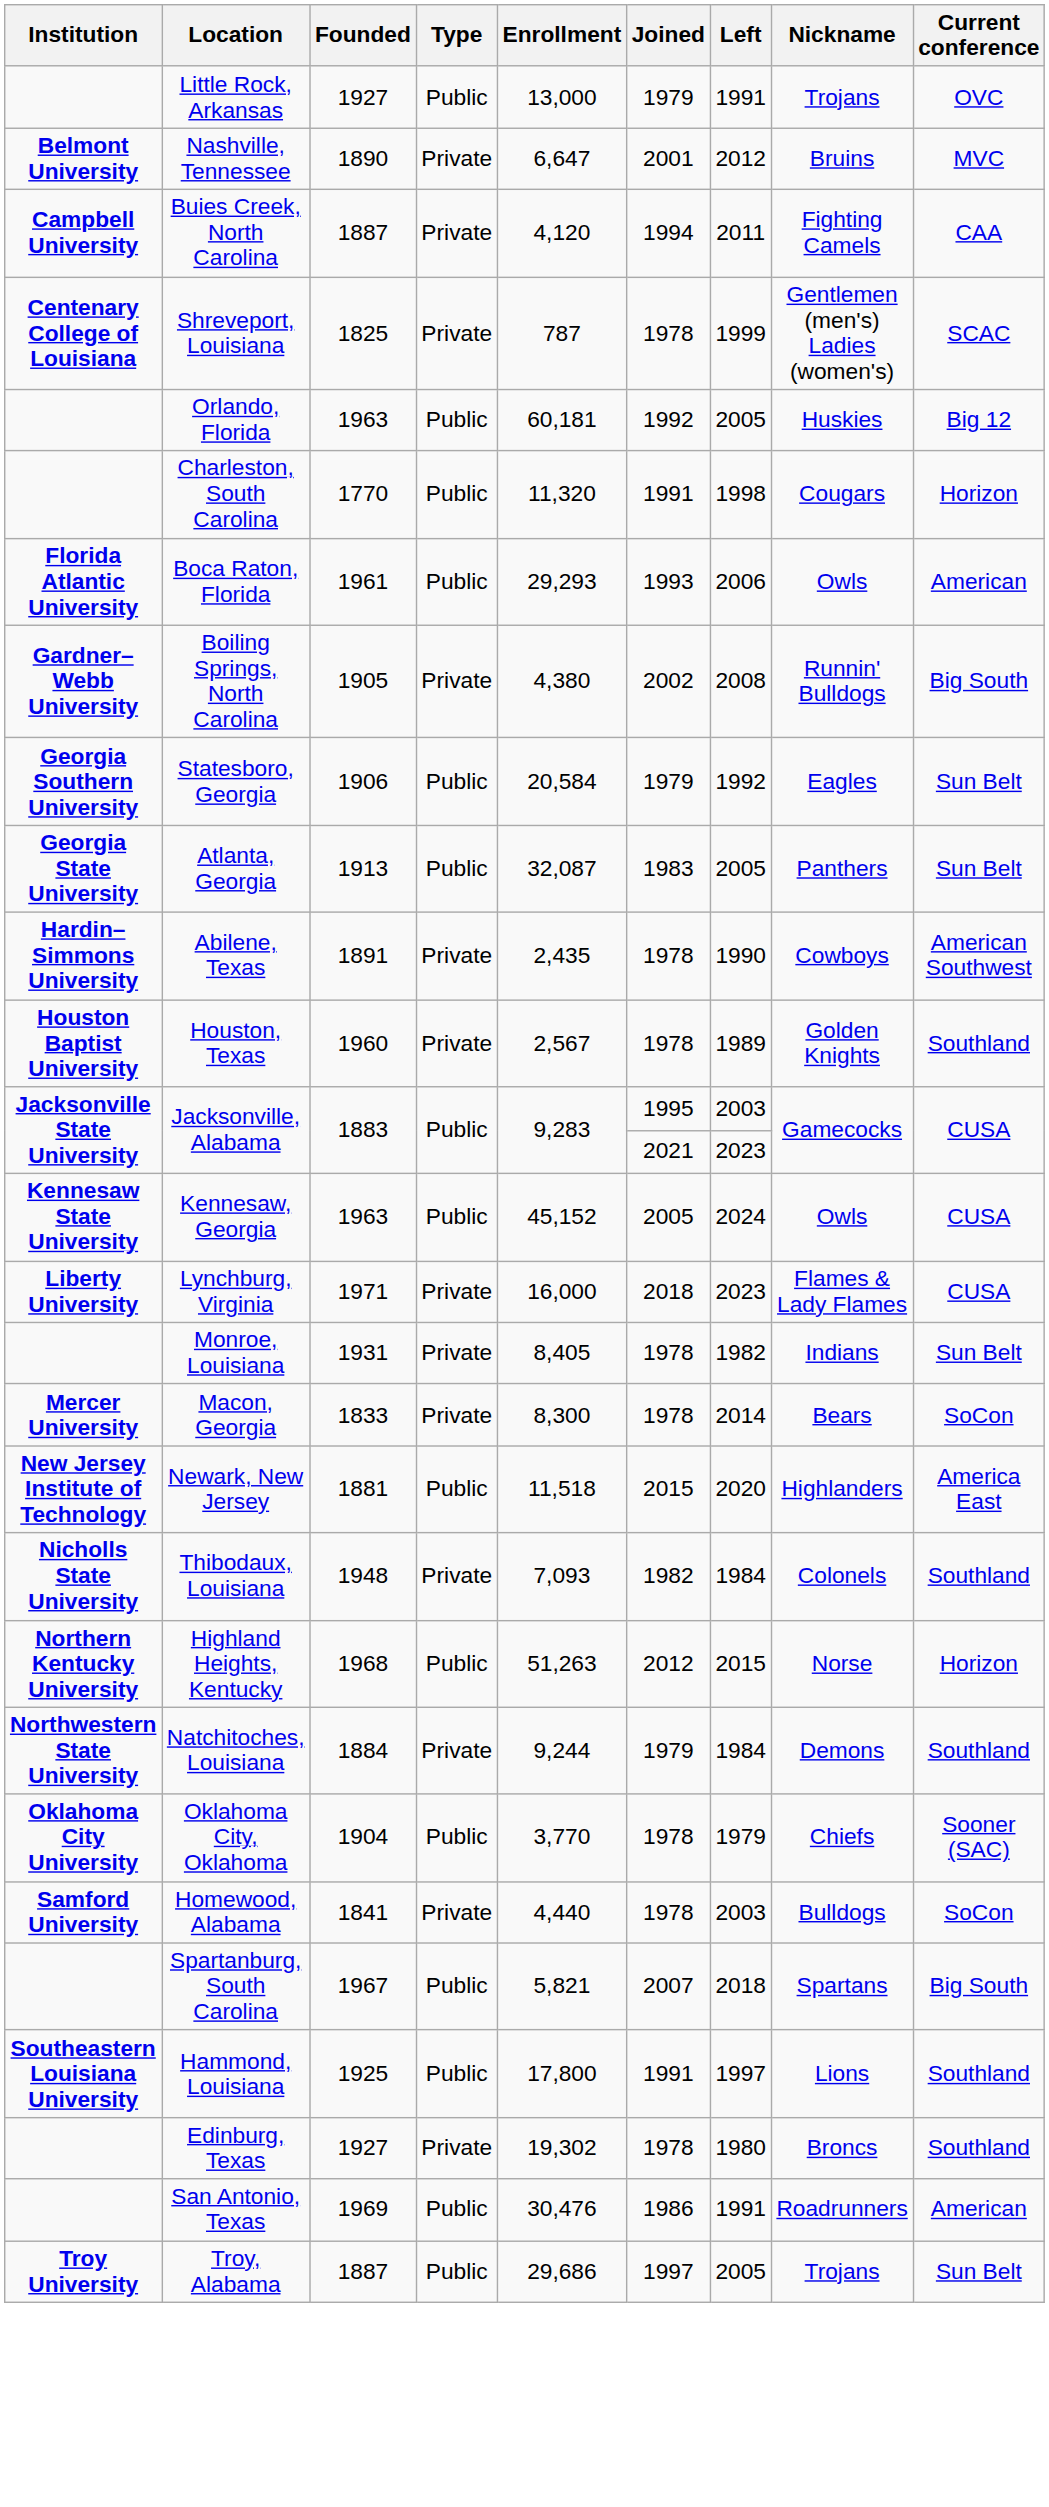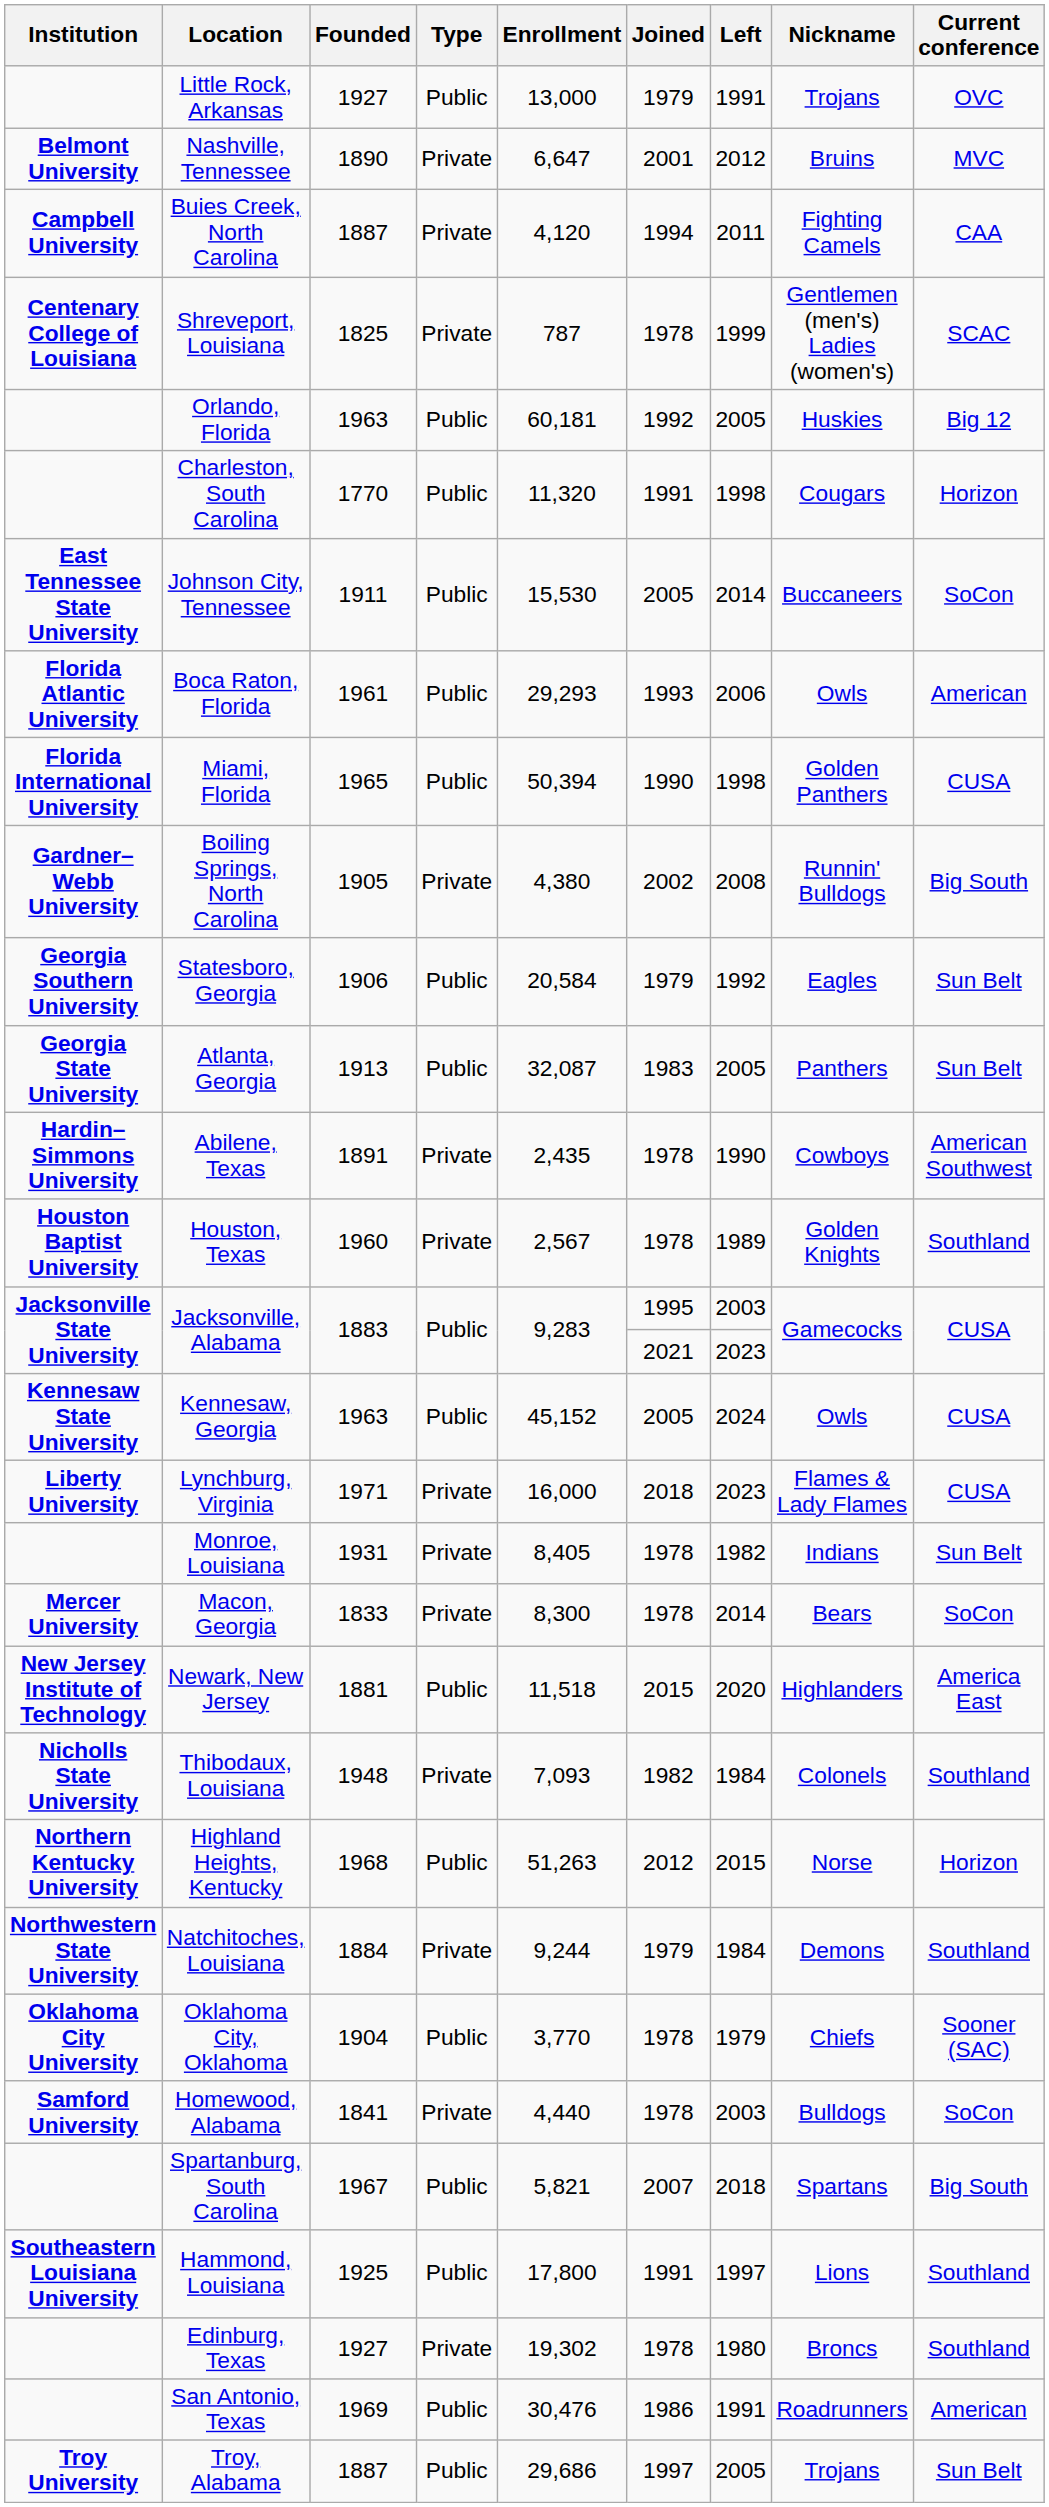+ row: (236, 594)
+ row: (236, 781)
